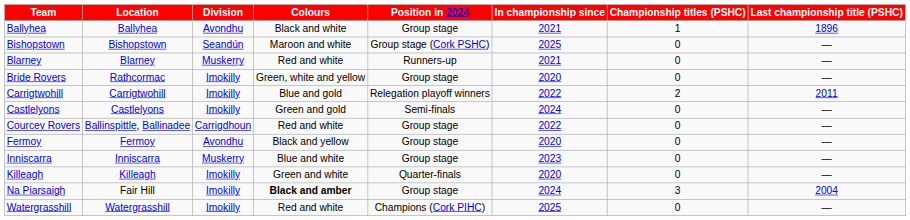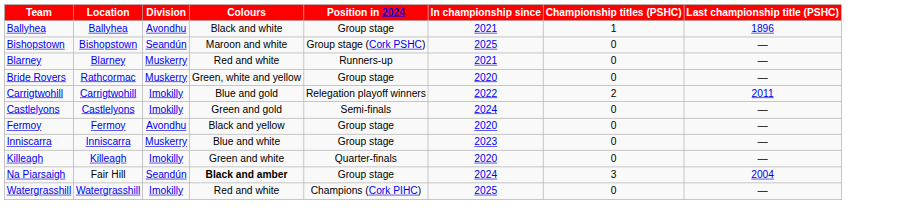(223, 77) Imokilly -> (166, 77) Muskerry
- row: (43, 126)
(223, 191) Imokilly -> (166, 175) Seandún
